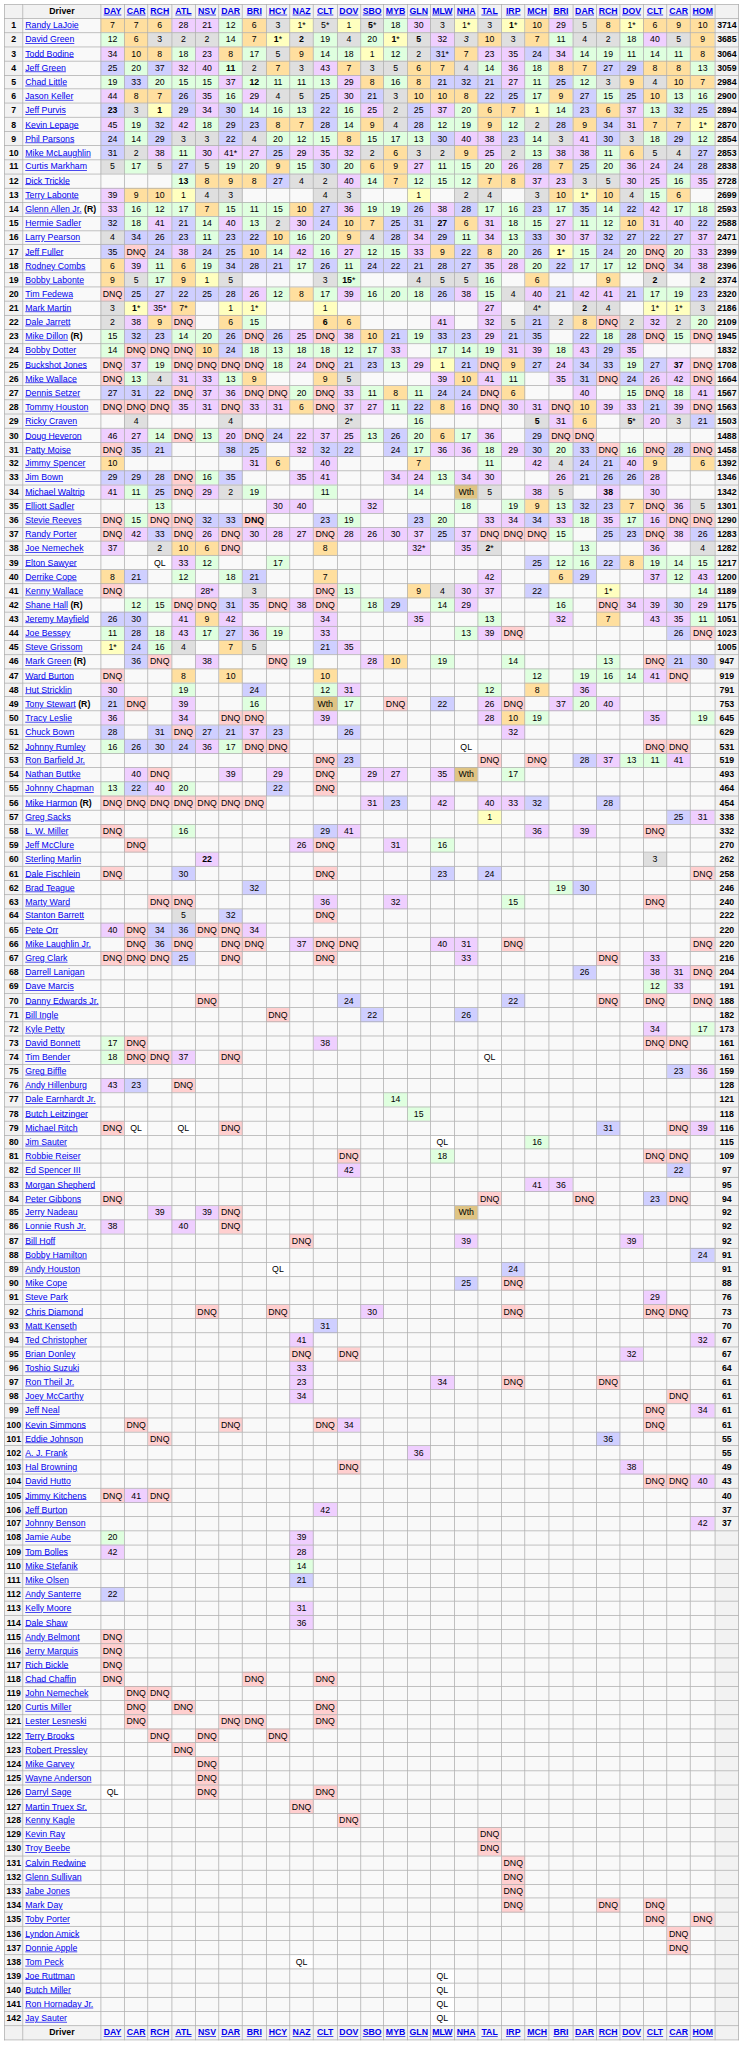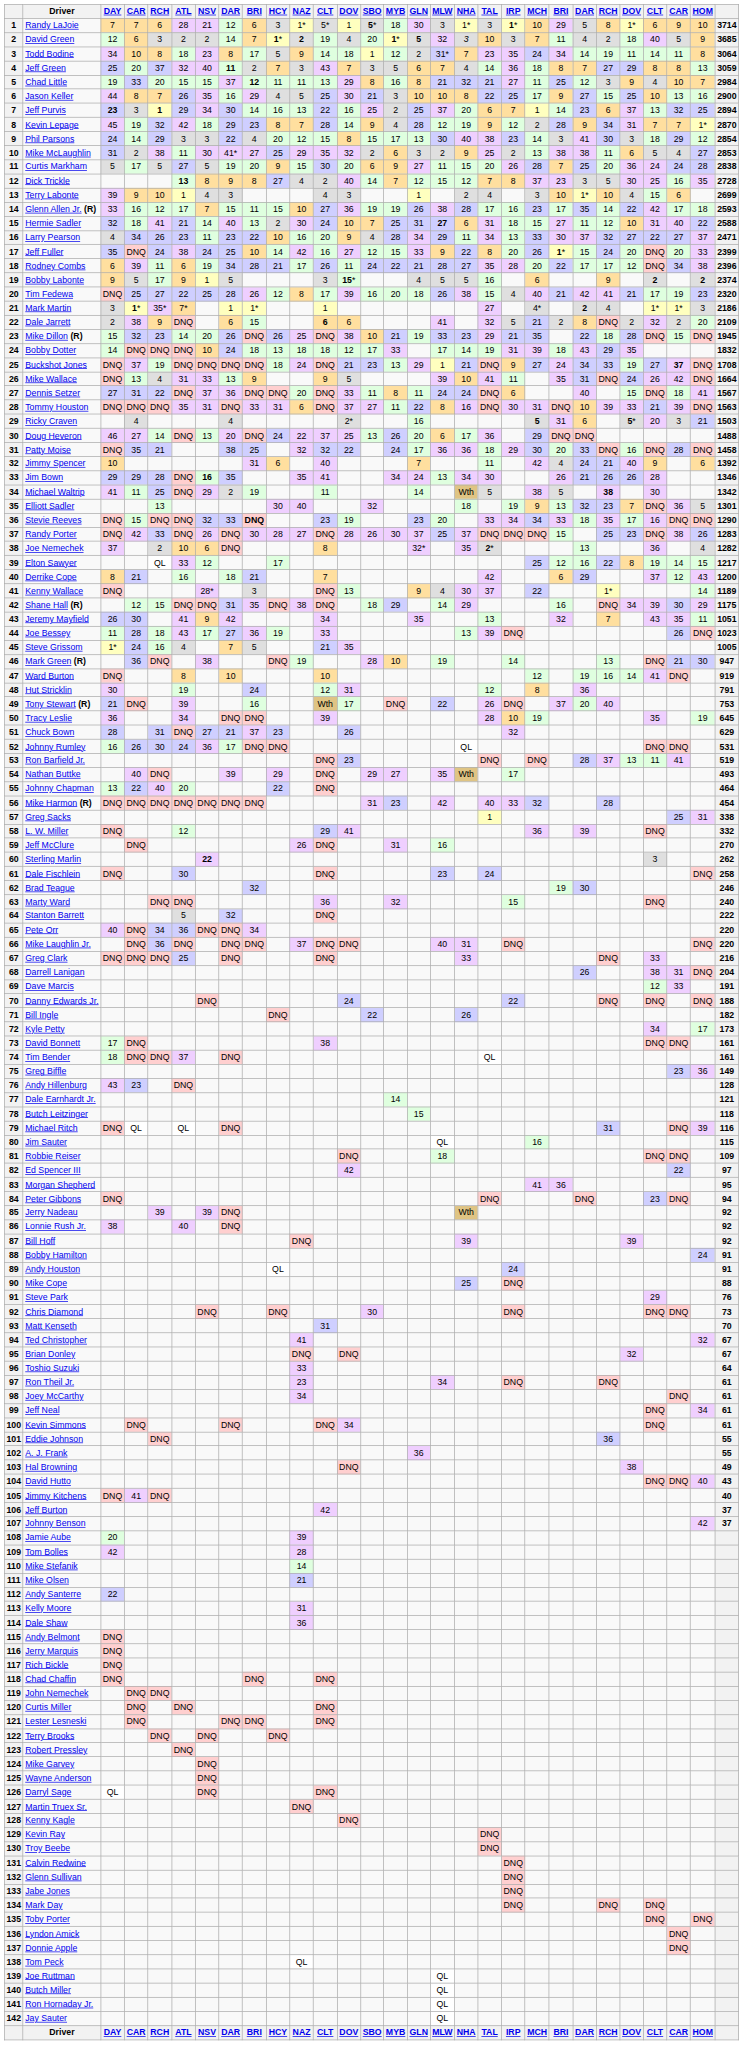(207, 478) normal -> (207, 478) bold
(183, 577) 12 -> (183, 577) 16
(183, 831) 16 -> (183, 831) 12
(727, 1072) 159 -> (727, 1072) 149
